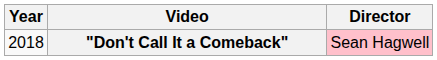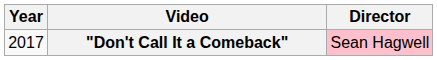(26, 42) 2018 -> (26, 42) 2017
